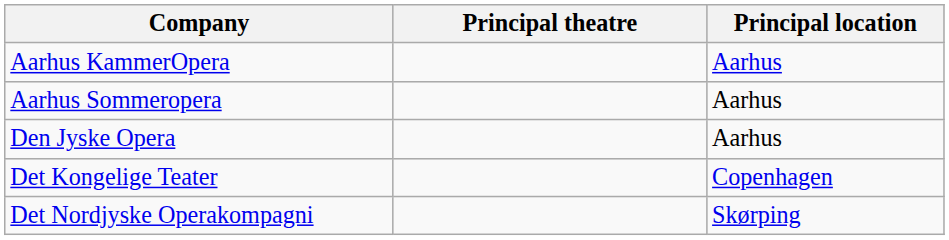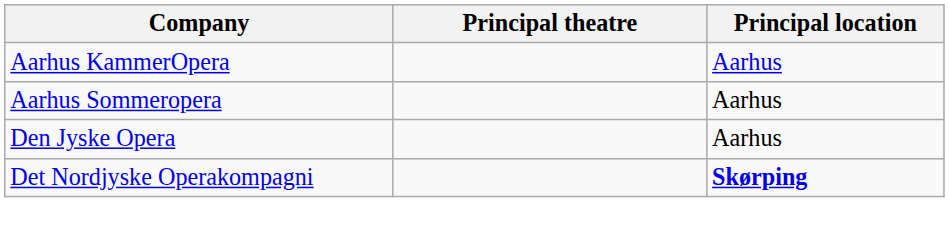- row: (114, 176)
(756, 215) normal -> (760, 176) bold
